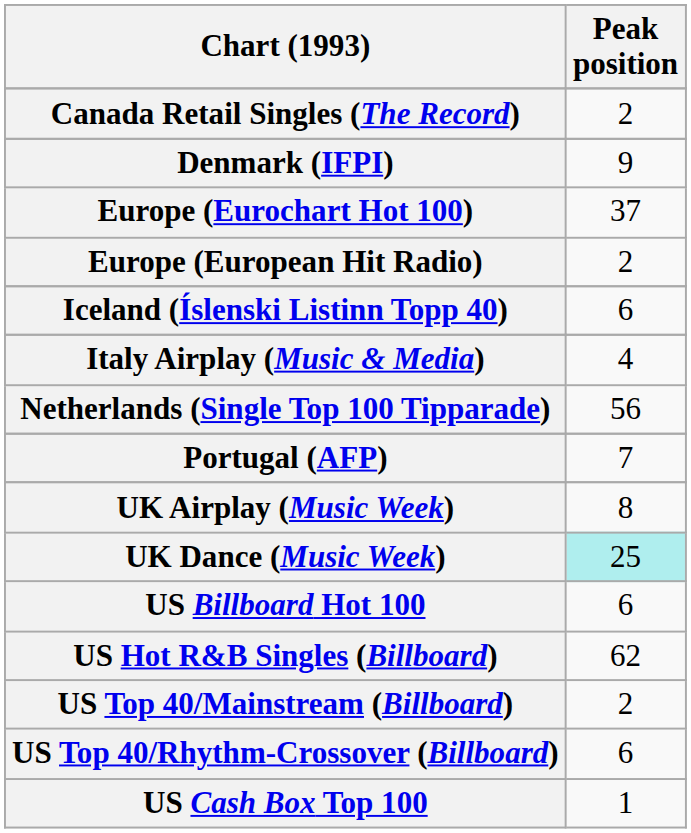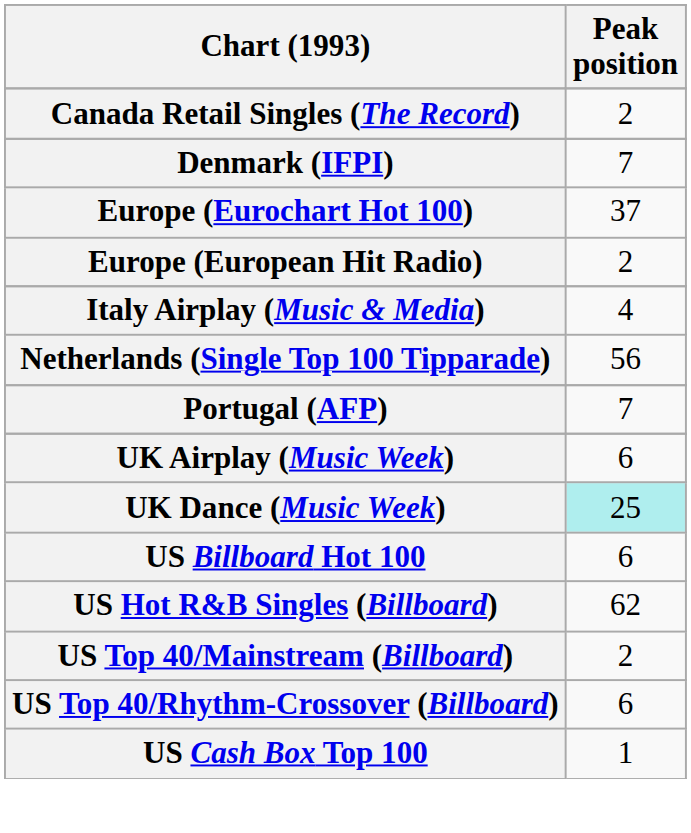(626, 162) 9 -> (626, 162) 7
- row: (285, 310)
(626, 507) 8 -> (626, 457) 6
